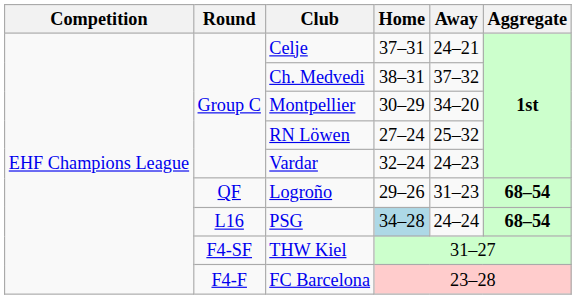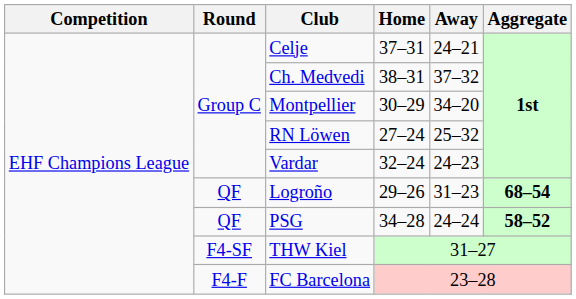(229, 221) L16 -> (229, 221) QF
(402, 221) lightblue background -> (402, 221) no background
(527, 221) 68–54 -> (527, 221) 58–52
